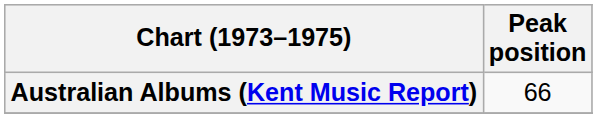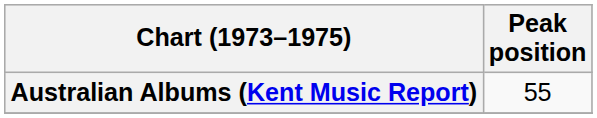(538, 92) 66 -> (538, 92) 55
